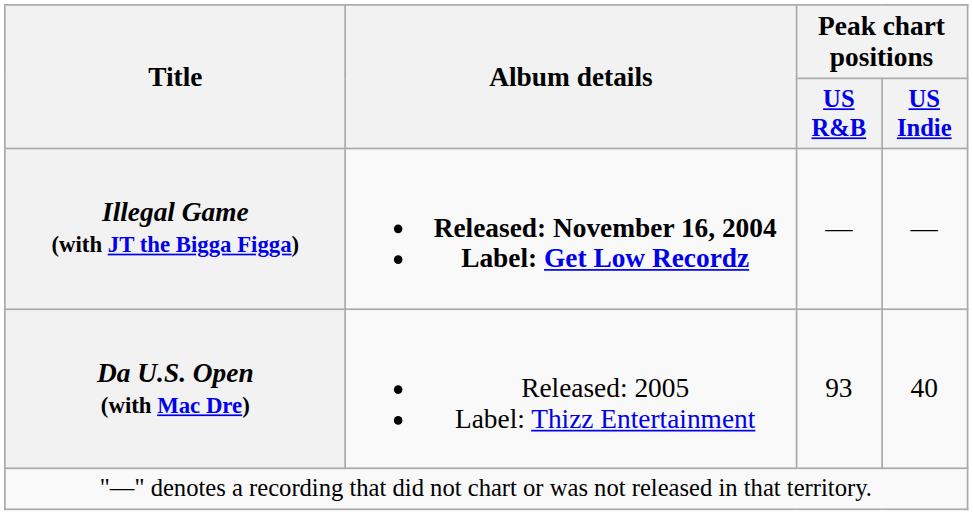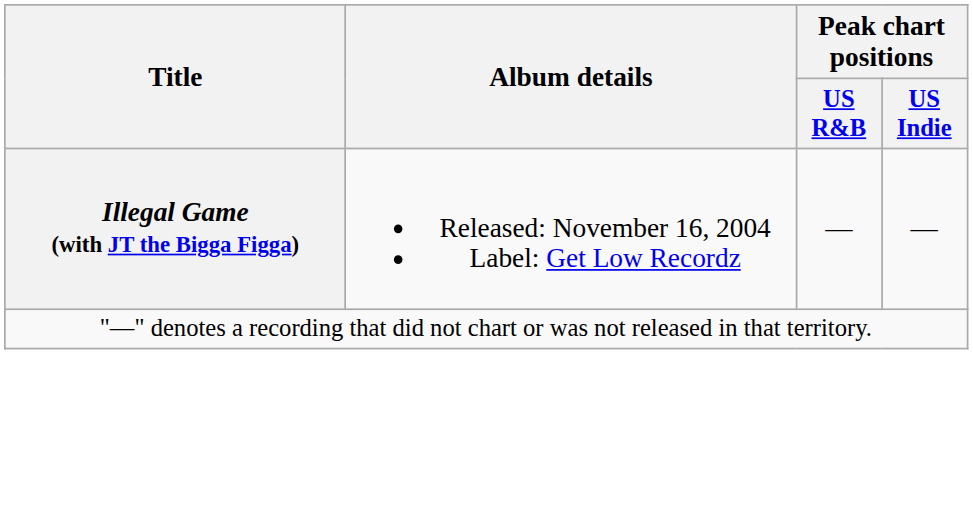(571, 244) bold -> (571, 244) normal
- row: (175, 387)
